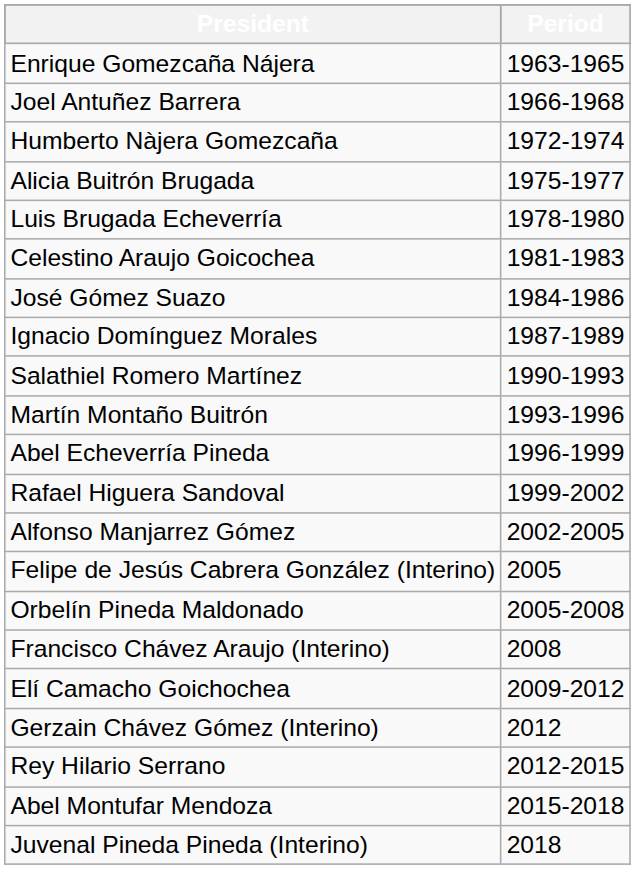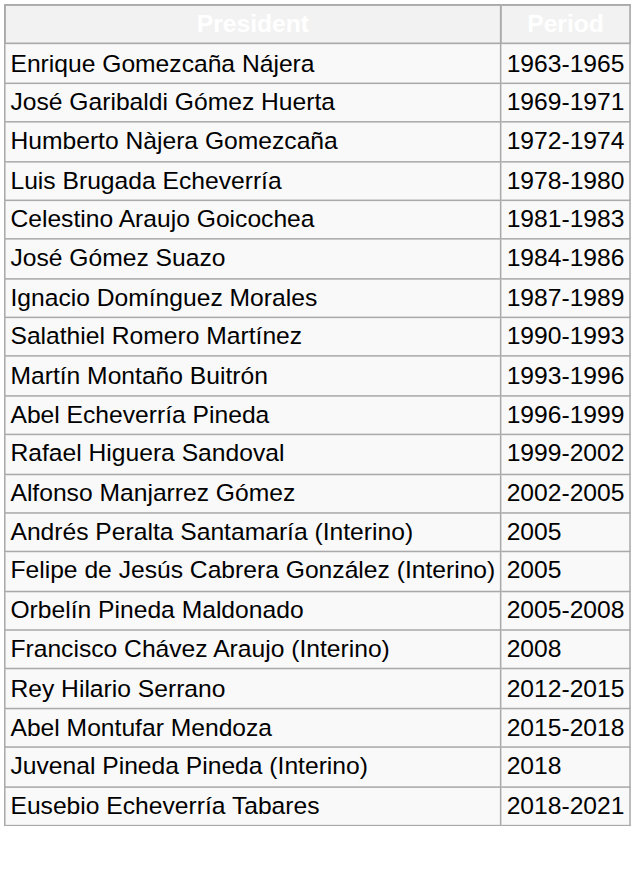- row: (126, 102)
+ row: (173, 102)
- row: (132, 180)
+ row: (212, 532)
- row: (150, 688)
- row: (195, 727)
+ row: (165, 805)
